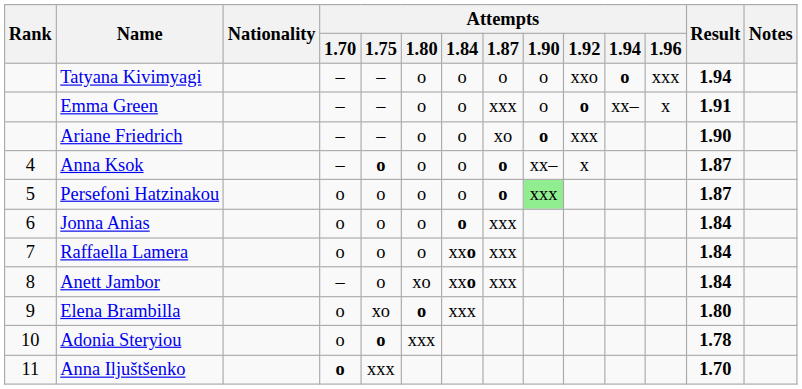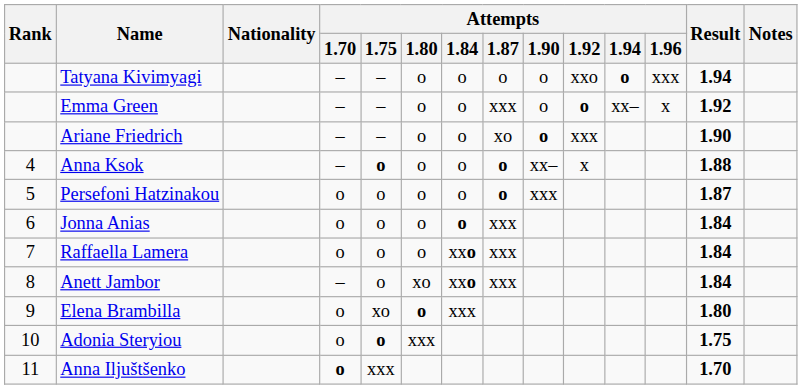(715, 106) 1.91 -> (715, 106) 1.92
(715, 164) 1.87 -> (715, 164) 1.88
(544, 194) lightgreen background -> (544, 194) no background
(715, 340) 1.78 -> (715, 340) 1.75
